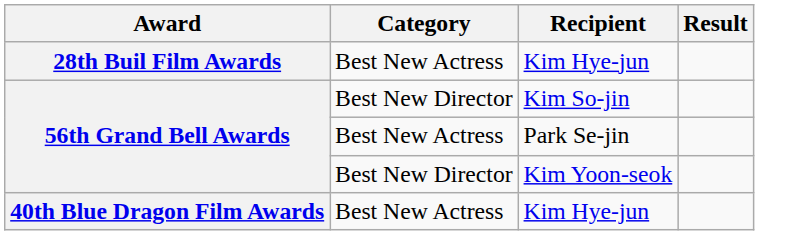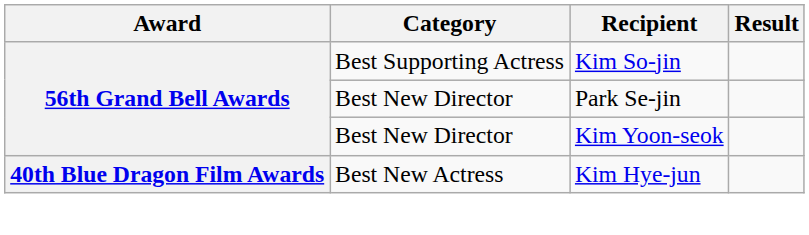- row: (167, 60)
(424, 98) Best New Director -> (450, 60) Best Supporting Actress
(419, 135) Best New Actress -> (424, 98) Best New Director
